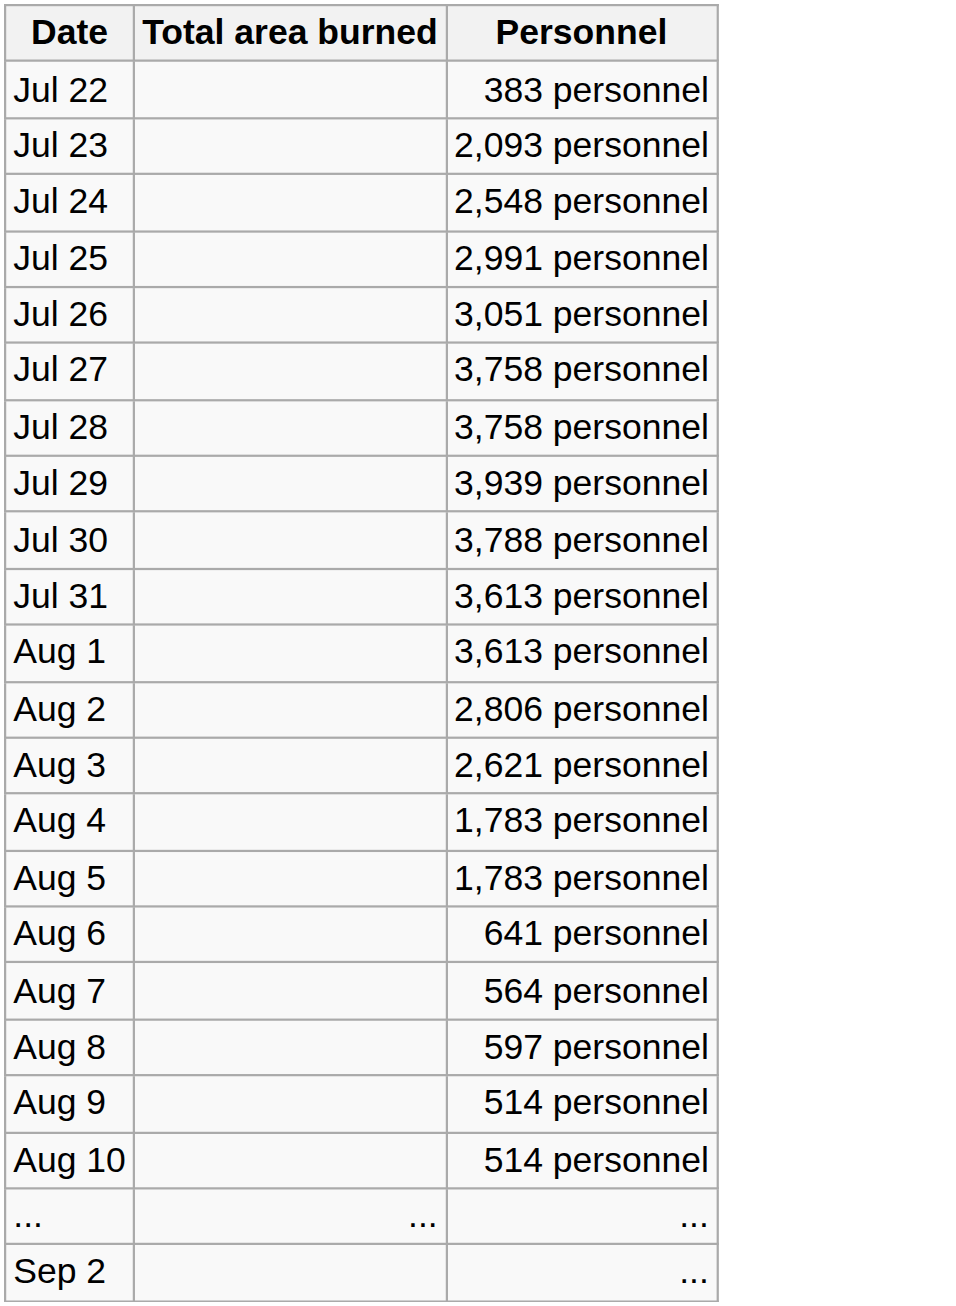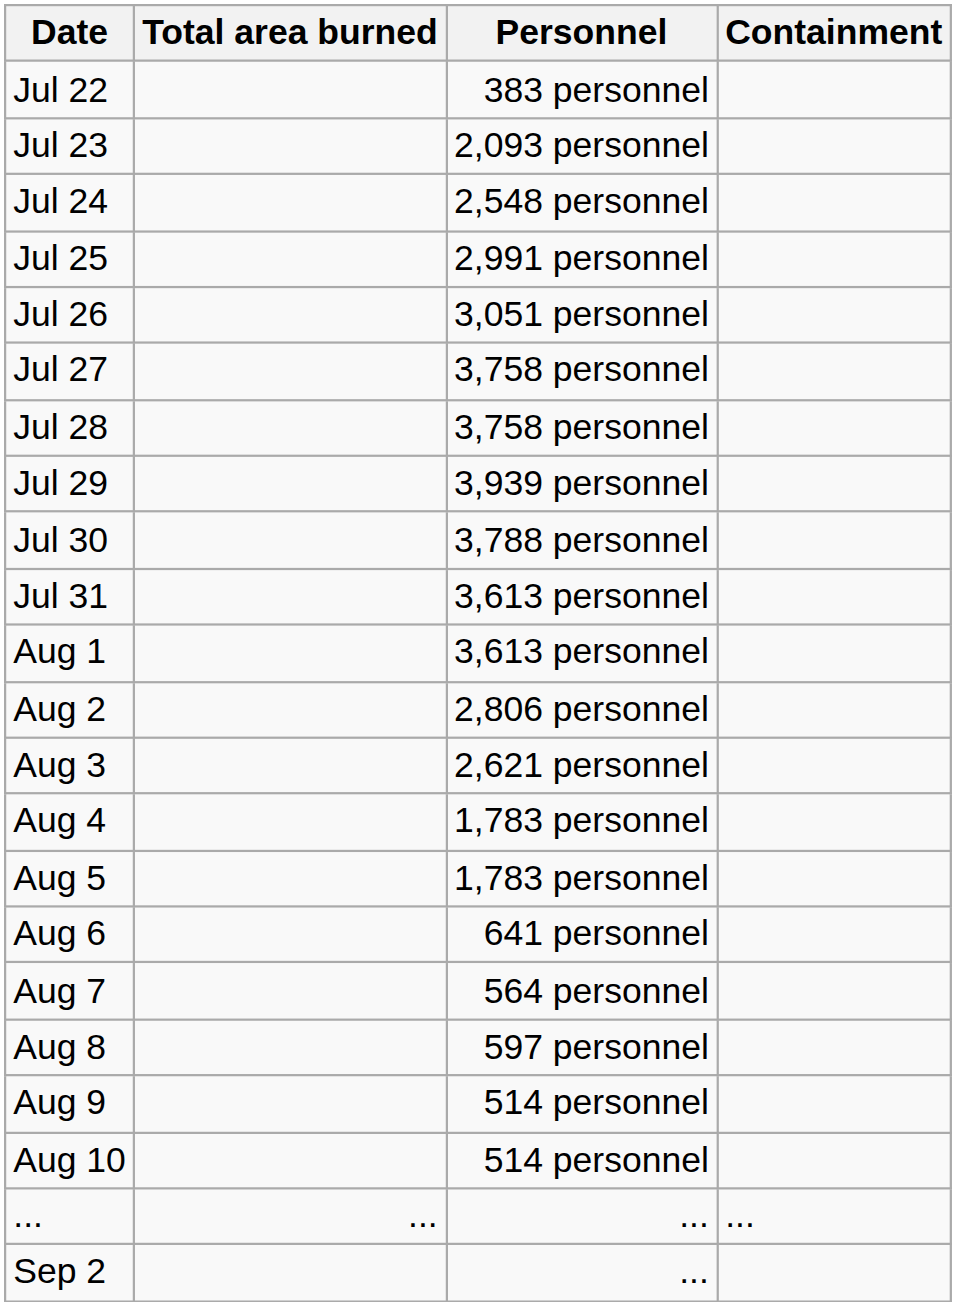+ column: (834, 32)
